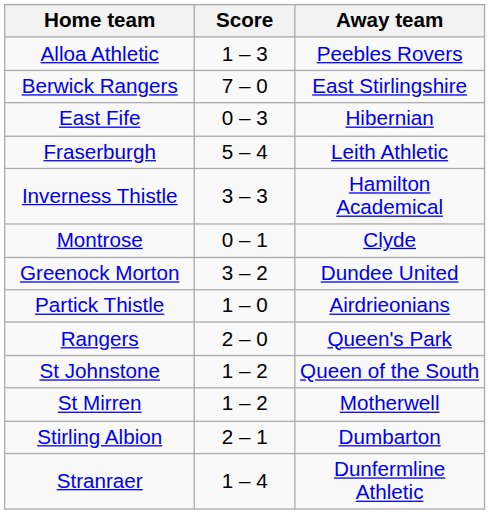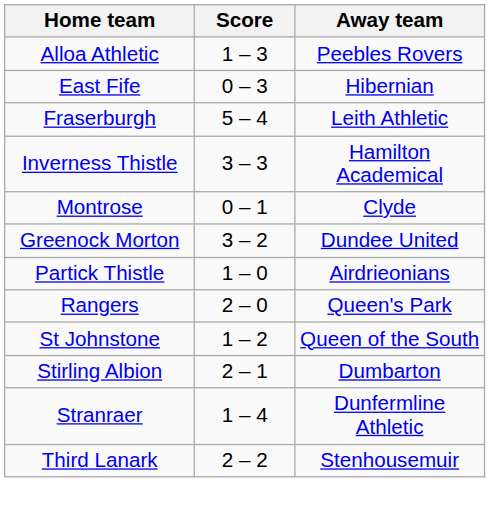- row: (100, 86)
- row: (100, 404)
+ row: (100, 460)
